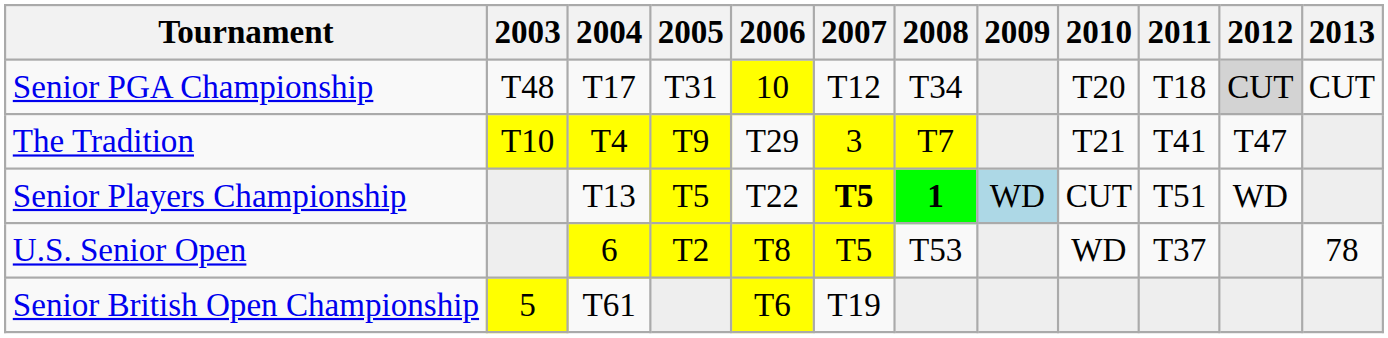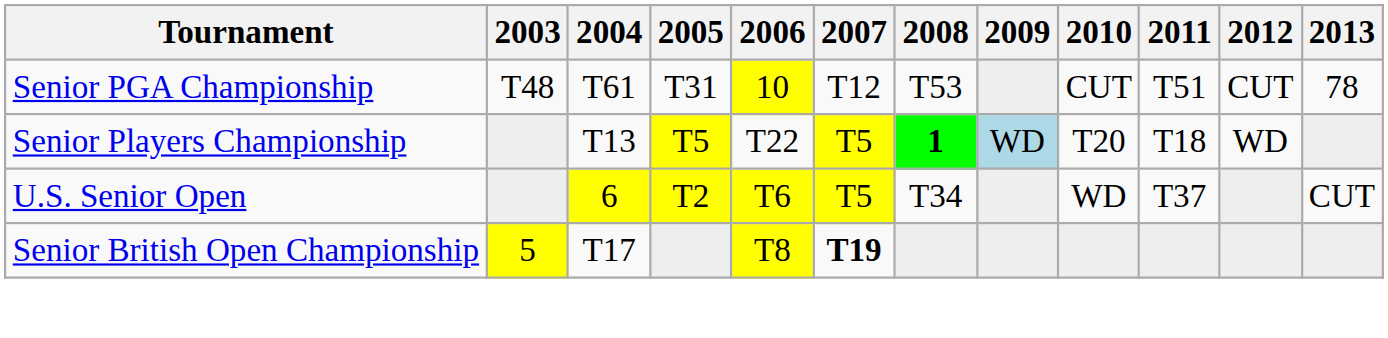(609, 86) T17 -> (609, 86) T61
(936, 86) T34 -> (936, 86) T53
(1099, 86) T20 -> (1099, 86) CUT
(1180, 86) T18 -> (1180, 86) T51
(1260, 86) lightgrey background -> (1260, 86) no background
(1342, 86) CUT -> (1342, 86) 78
- row: (103, 141)
(854, 195) bold -> (854, 141) normal
(1099, 195) CUT -> (1099, 141) T20
(1180, 195) T51 -> (1180, 141) T18
(772, 250) T8 -> (772, 195) T6
(936, 250) T53 -> (936, 195) T34
(1342, 250) 78 -> (1342, 195) CUT
(609, 305) T61 -> (609, 250) T17
(772, 305) T6 -> (772, 250) T8
(854, 305) normal -> (854, 250) bold
